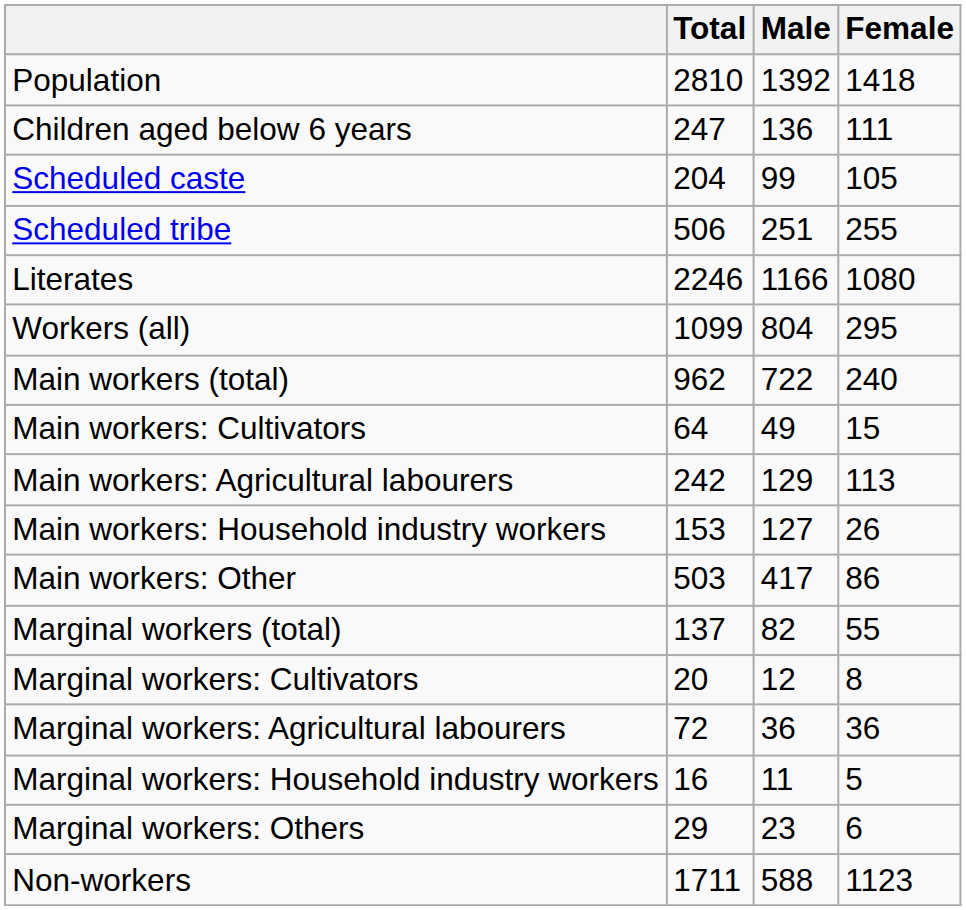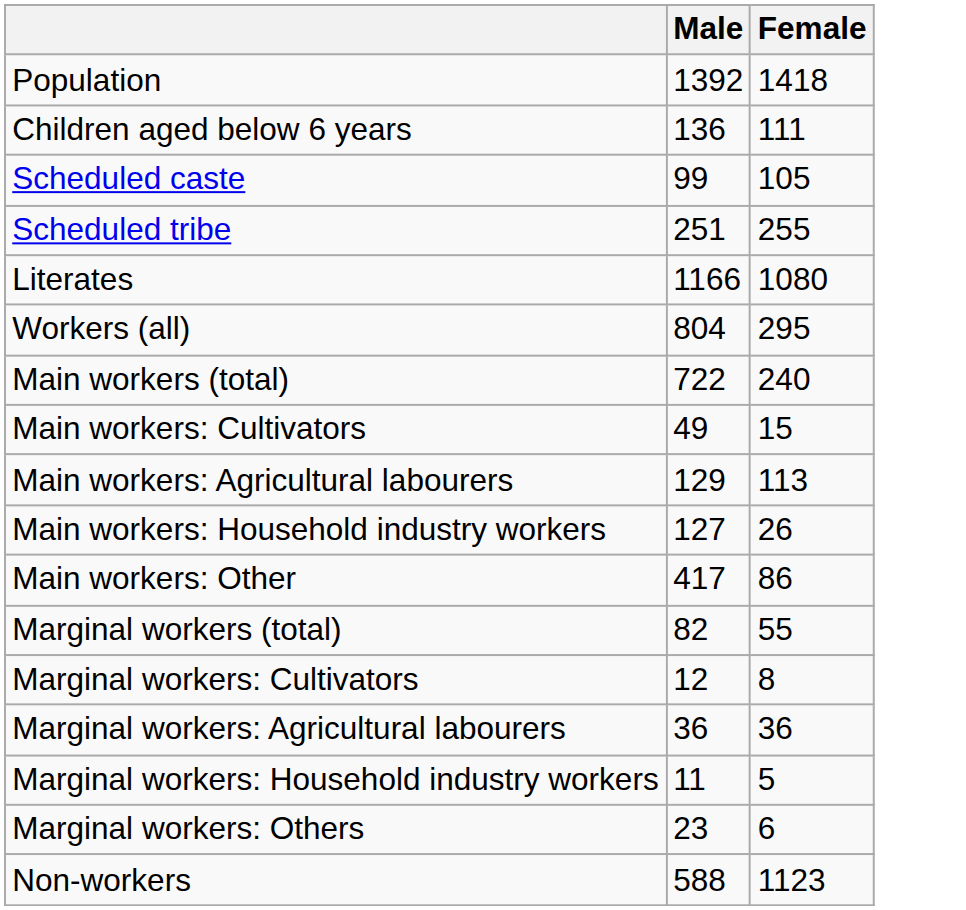- column: (710, 29)
